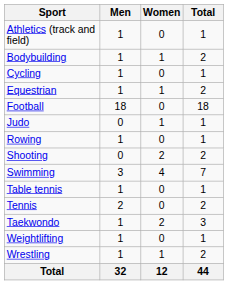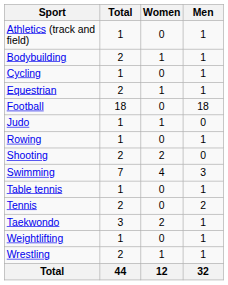columns swapped: (120, 12) <-> (203, 12)
